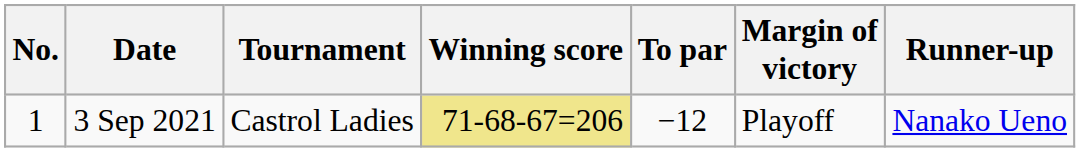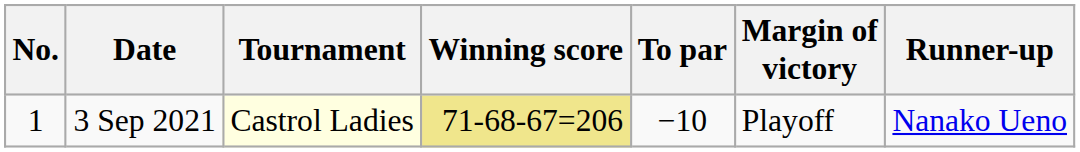(322, 120) no background -> (322, 120) lightyellow background
(682, 120) −12 -> (682, 120) −10
